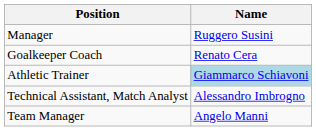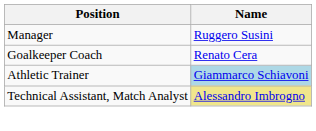(249, 95) no background -> (249, 95) khaki background
- row: (46, 116)
